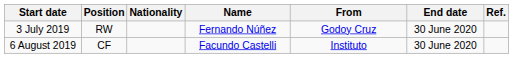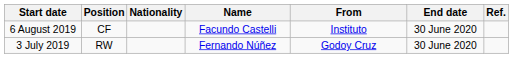rows swapped: (43, 29) <-> (43, 46)
